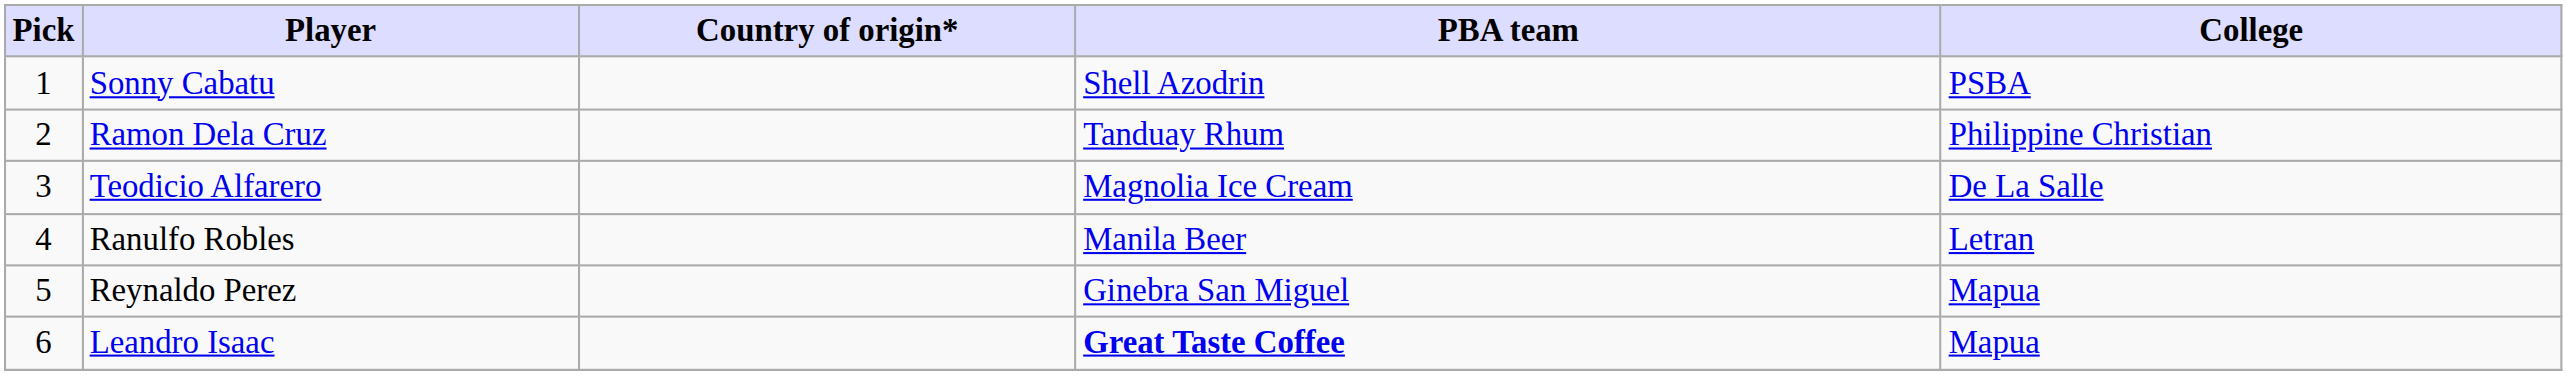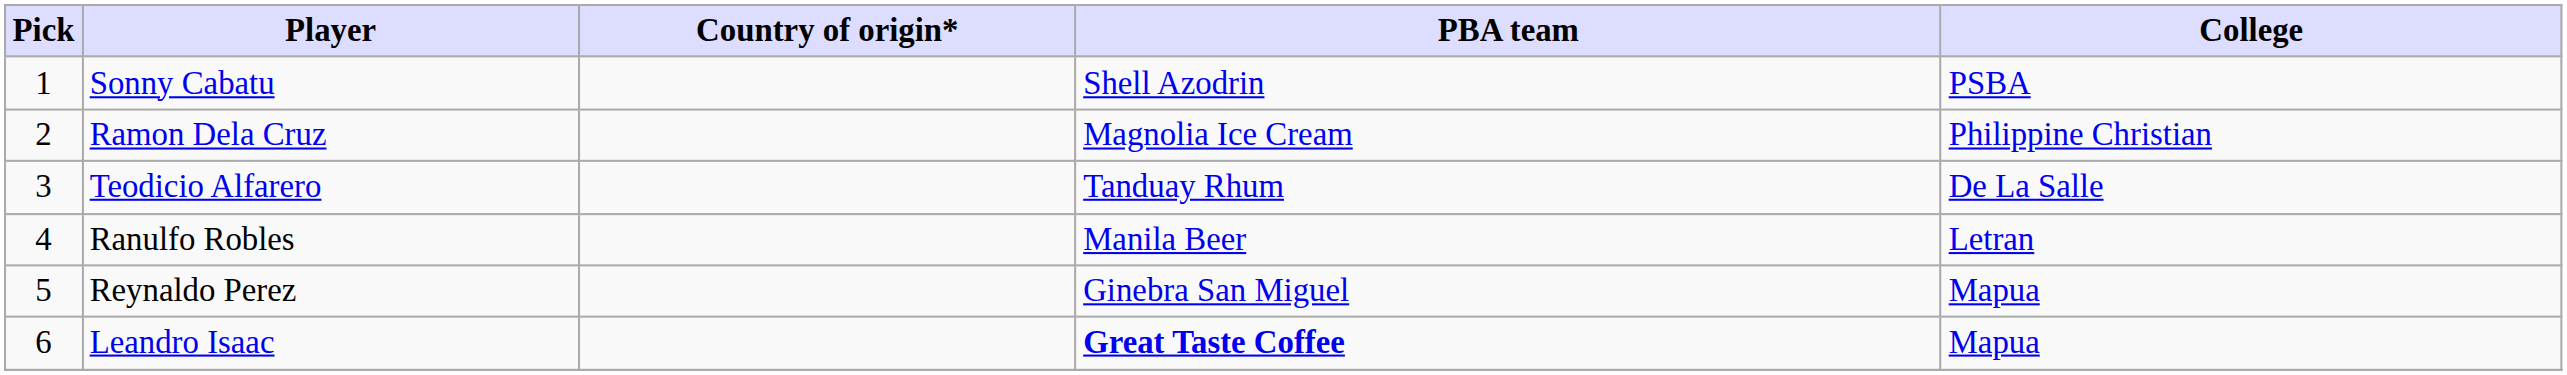(1184, 134) Tanduay Rhum -> (1218, 134) Magnolia Ice Cream
(1218, 186) Magnolia Ice Cream -> (1184, 186) Tanduay Rhum
